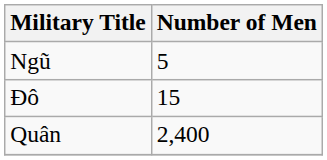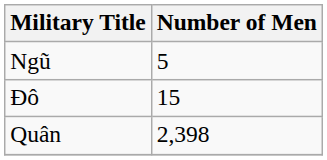(183, 135) 2,400 -> (183, 135) 2,398
